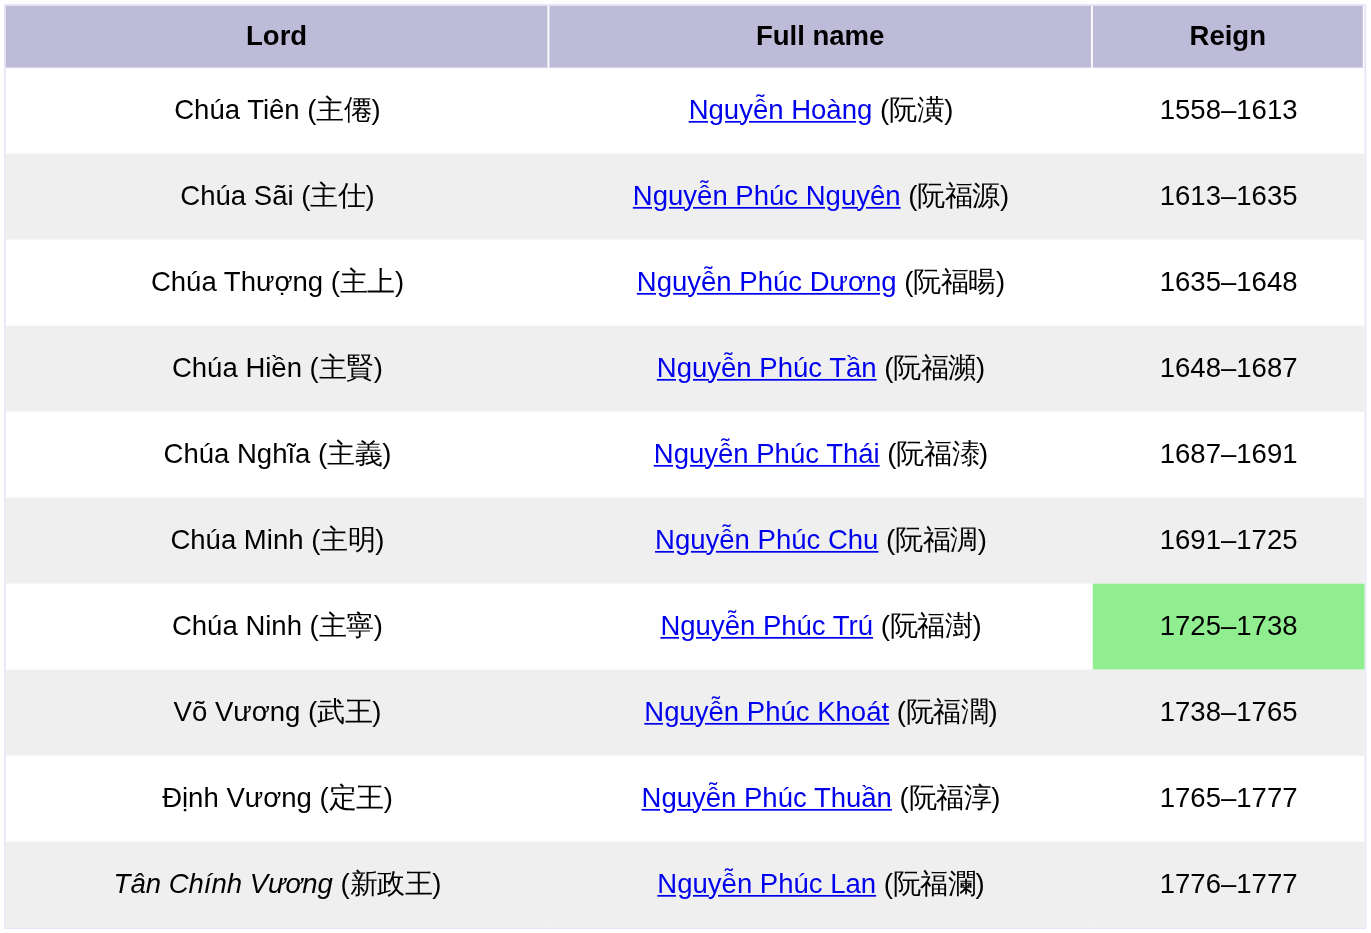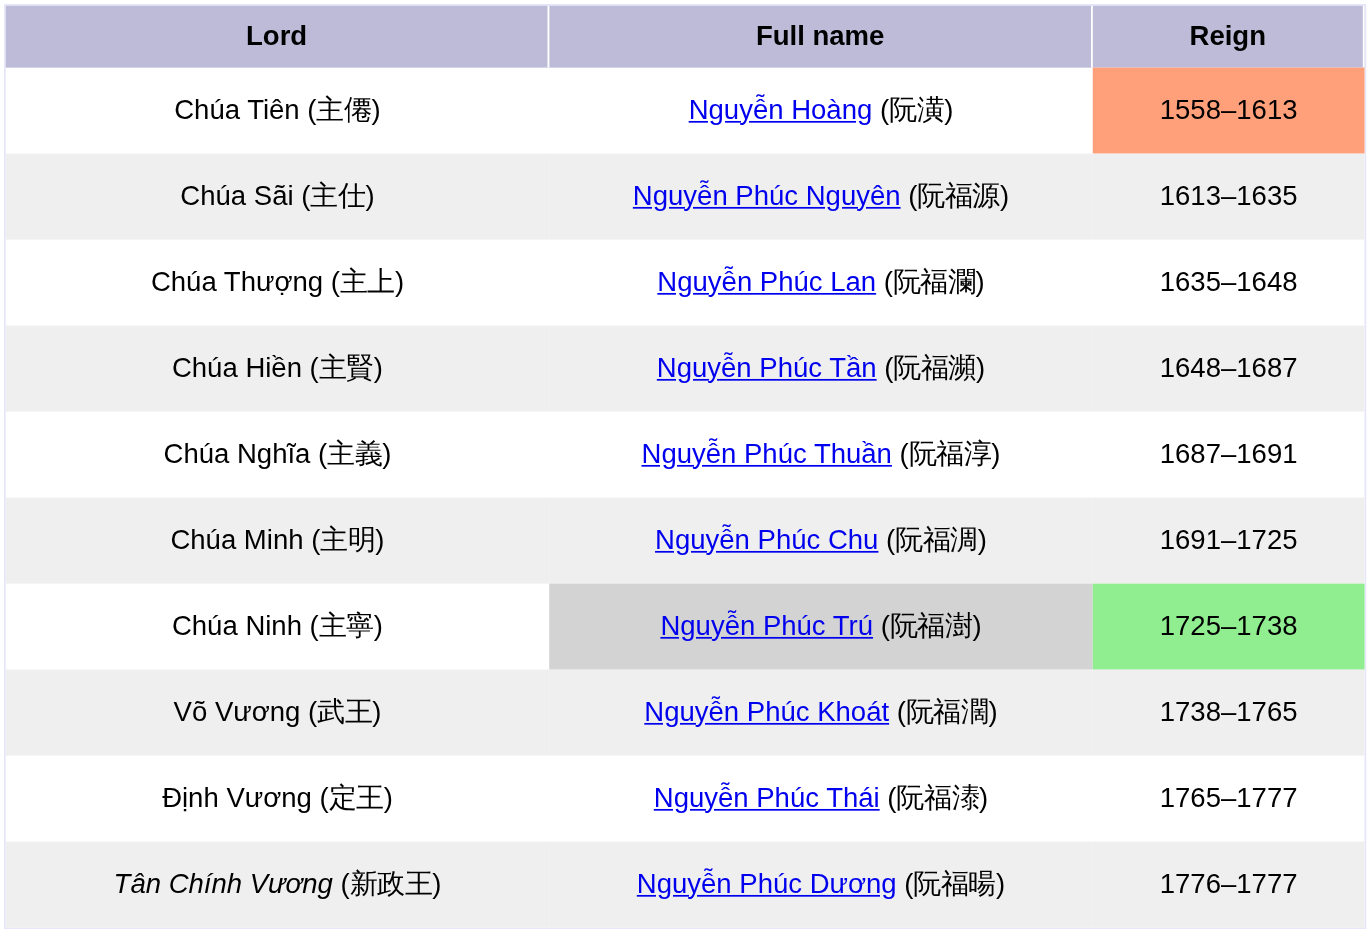(1229, 110) no background -> (1229, 110) lightsalmon background
(821, 281) Nguyễn Phúc Dương (阮福暘) -> (821, 281) Nguyễn Phúc Lan (阮福瀾)
(821, 453) Nguyễn Phúc Thái (阮福溙) -> (821, 453) Nguyễn Phúc Thuần (阮福淳)
(821, 625) no background -> (821, 625) lightgrey background
(821, 797) Nguyễn Phúc Thuần (阮福淳) -> (821, 797) Nguyễn Phúc Thái (阮福溙)
(821, 883) Nguyễn Phúc Lan (阮福瀾) -> (821, 883) Nguyễn Phúc Dương (阮福暘)
